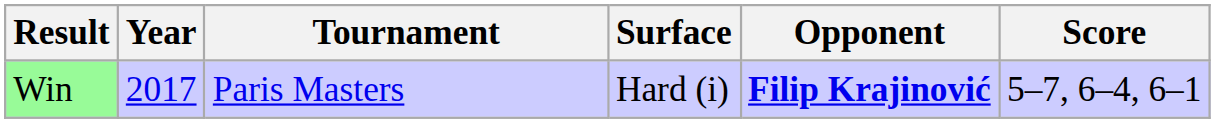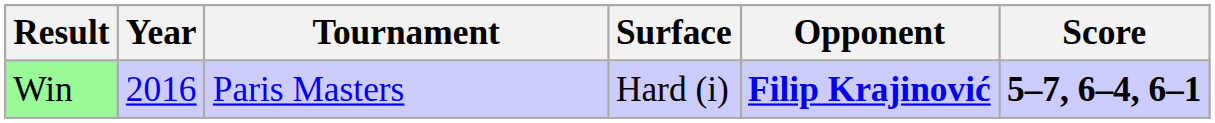(161, 88) 2017 -> (161, 88) 2016
(1104, 88) normal -> (1104, 88) bold
